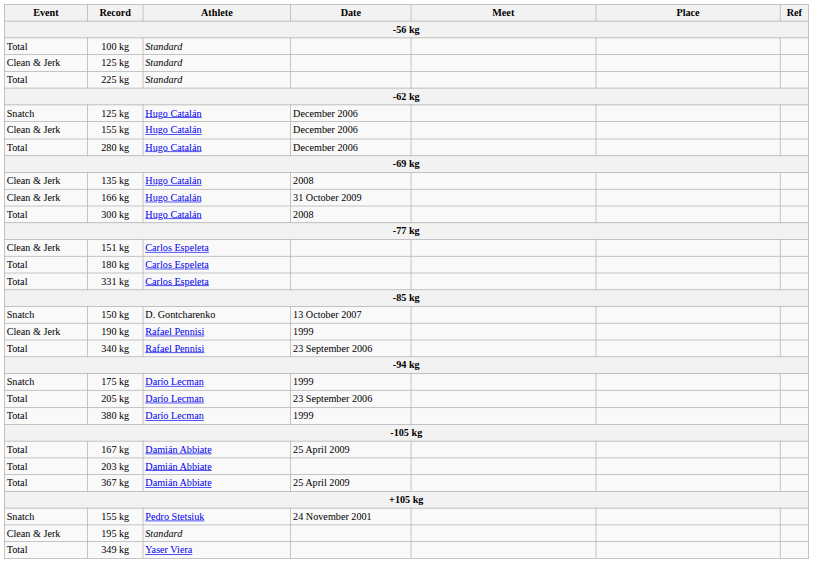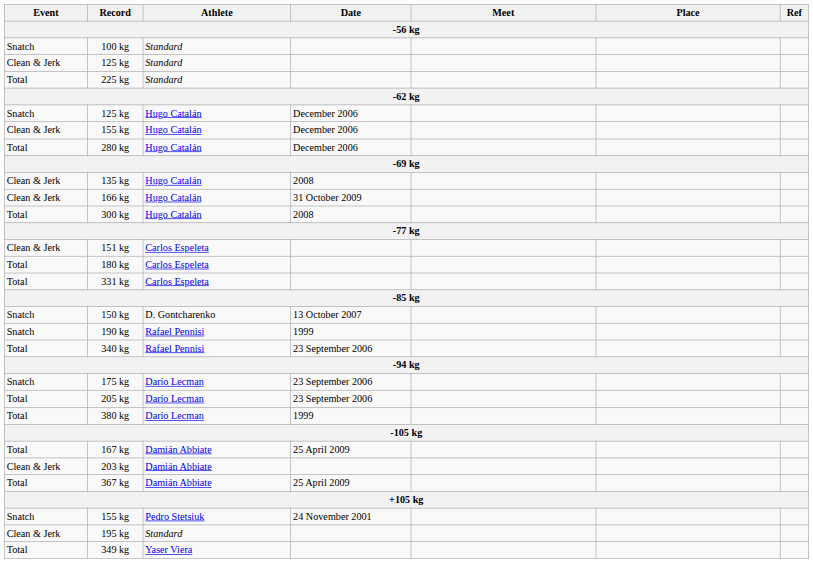(17, 46) Total -> (21, 46) Snatch
(34, 332) Clean & Jerk -> (21, 332) Snatch
(303, 382) 1999 -> (333, 382) 23 September 2006
(17, 466) Total -> (34, 466) Clean & Jerk
